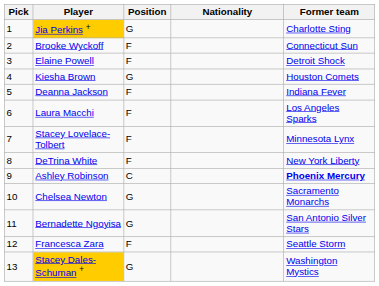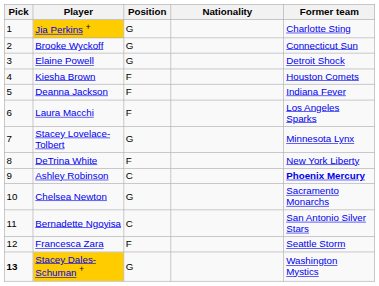(129, 45) F -> (130, 45) G
(129, 61) F -> (130, 61) G
(130, 76) G -> (129, 76) F
(129, 139) F -> (130, 139) G
(130, 223) G -> (129, 223) C
(12, 266) normal -> (12, 266) bold
